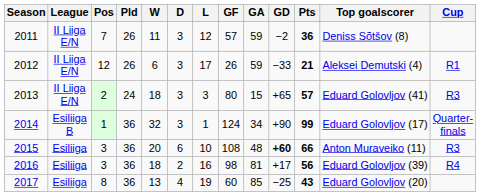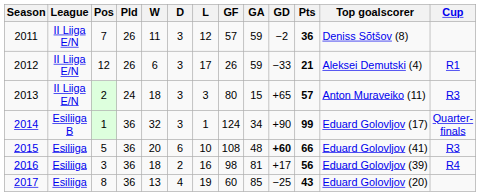(375, 95) Eduard Golovljov (41) -> (374, 95) Anton Muraveiko (11)
(104, 148) 3 -> (104, 148) 5
(374, 148) Anton Muraveiko (11) -> (375, 148) Eduard Golovljov (41)
